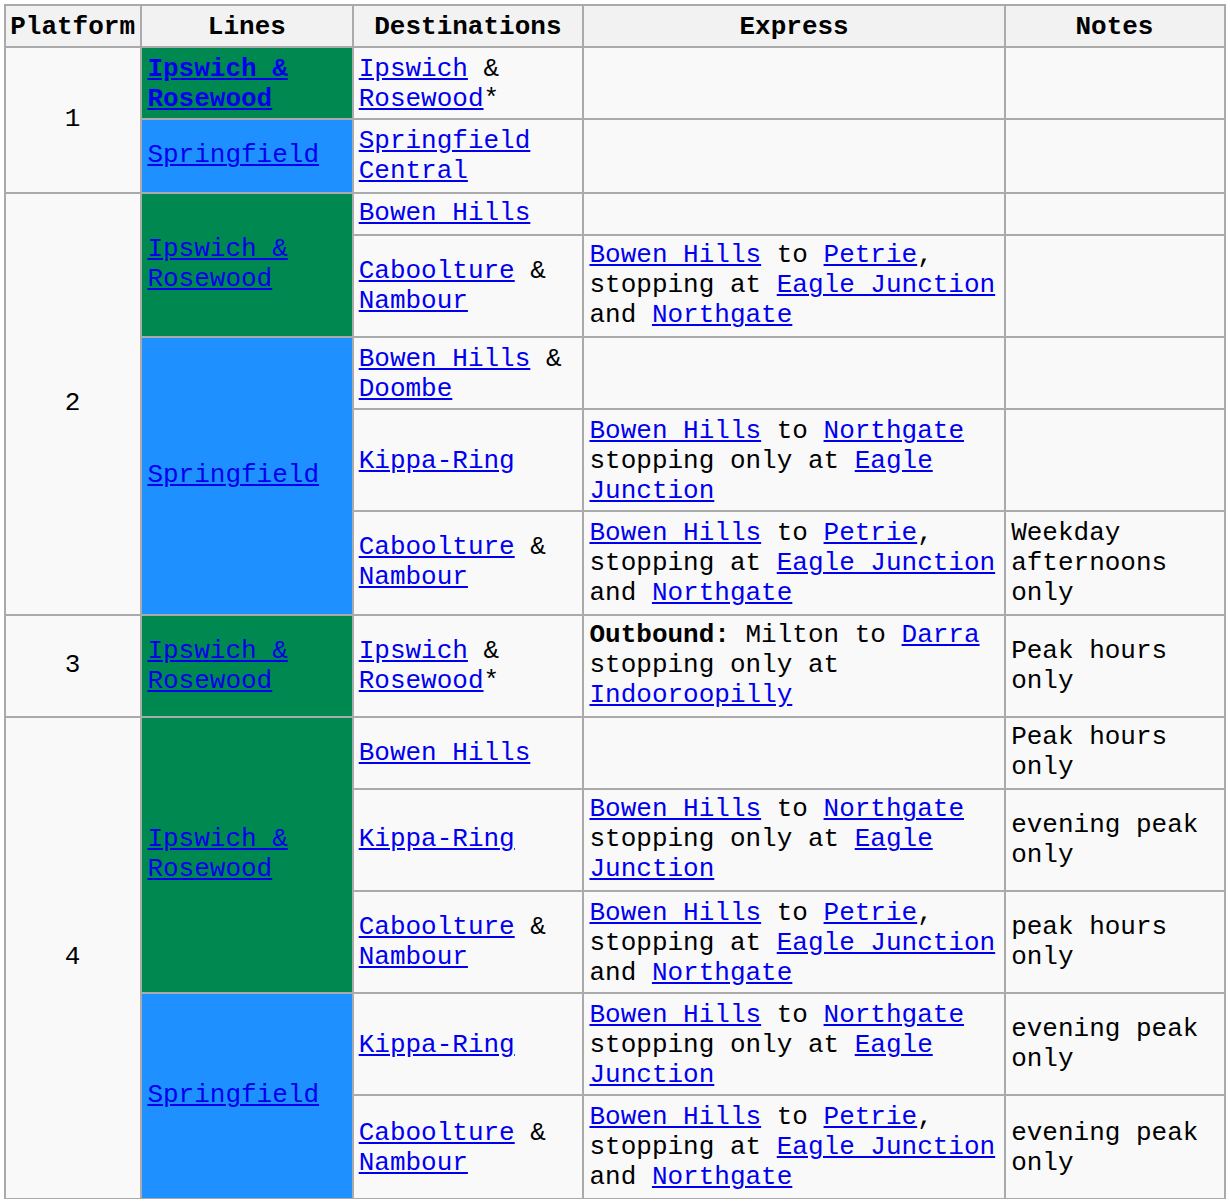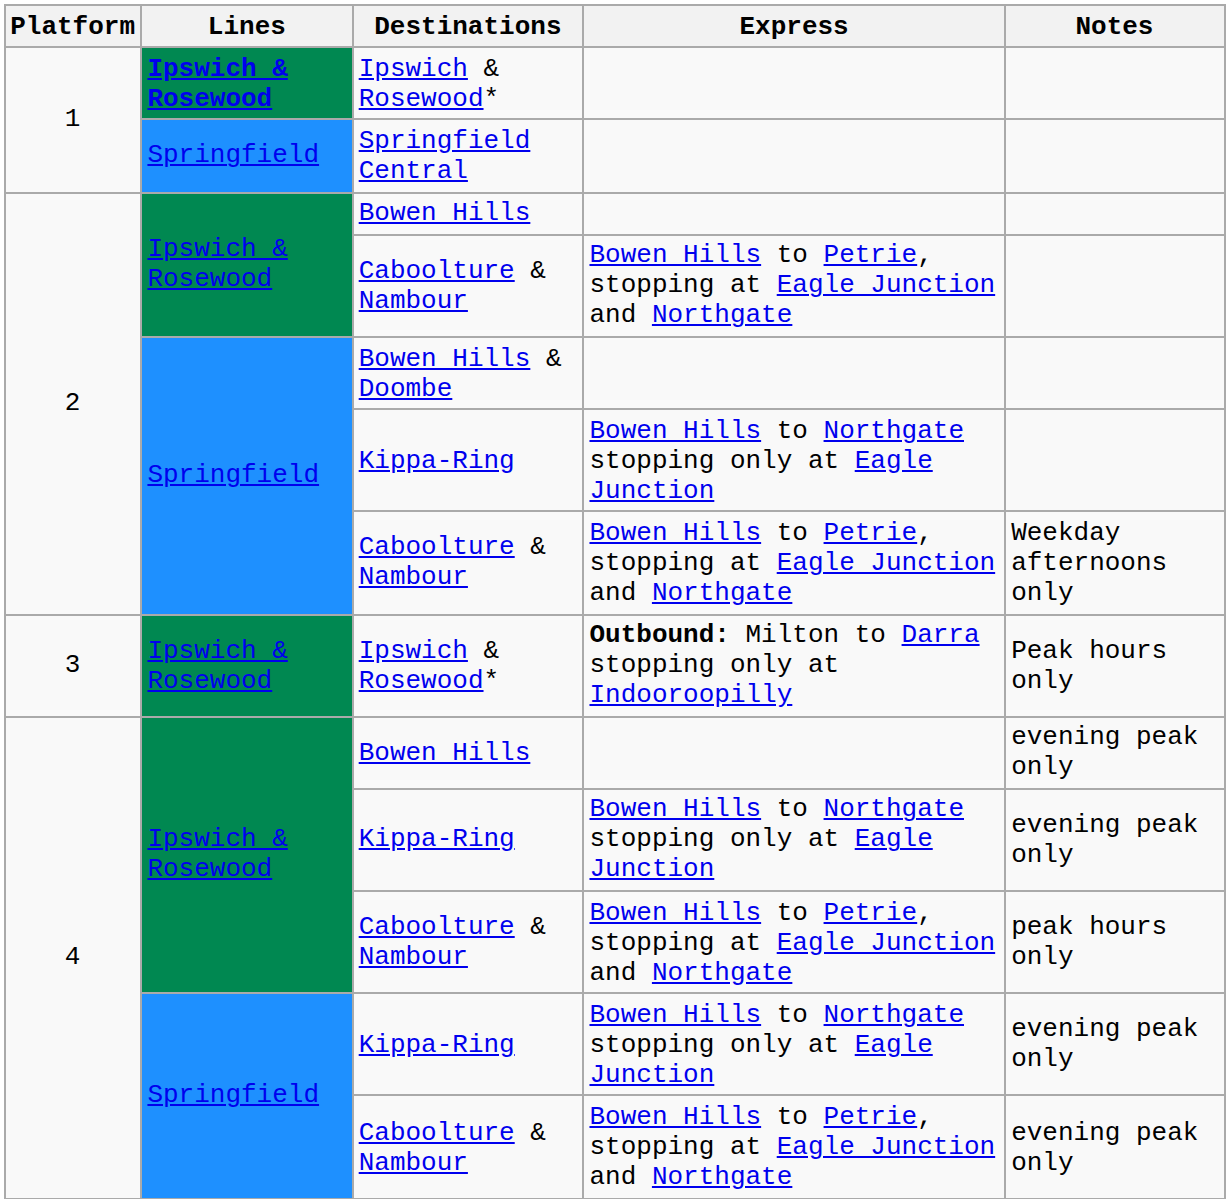(1089, 753) Peak hours only -> (1105, 753) evening peak only
